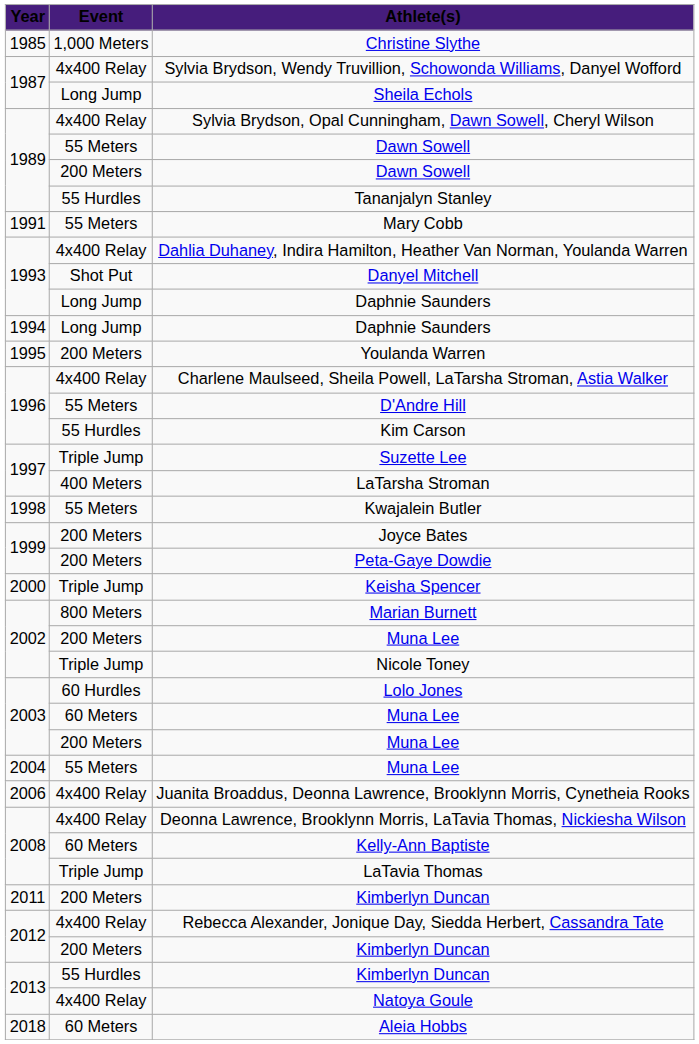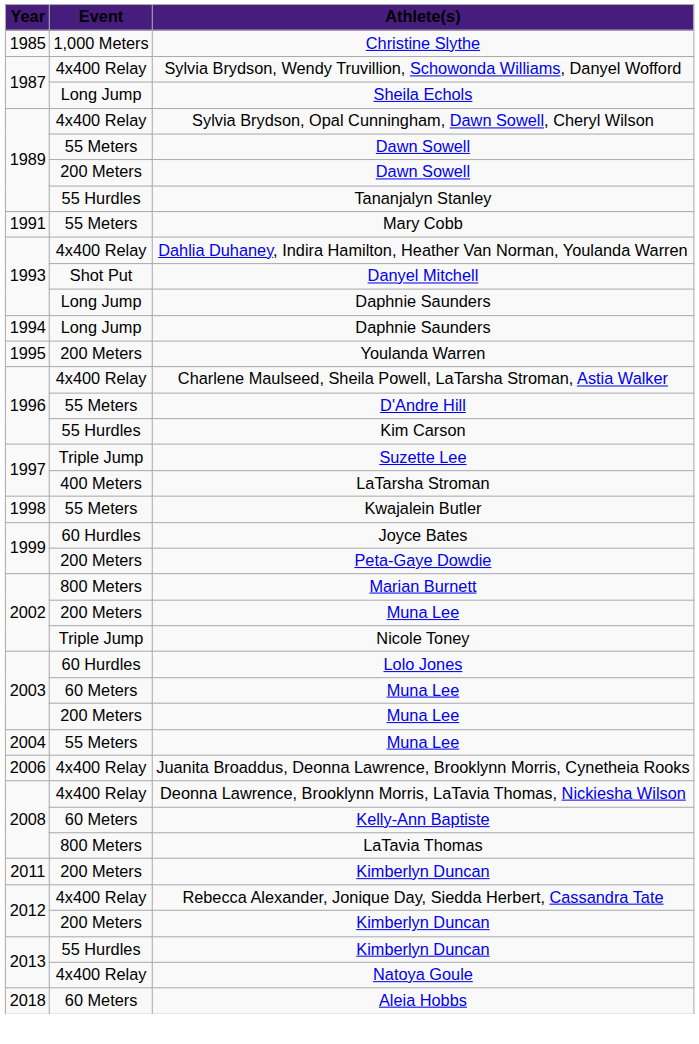(101, 535) 200 Meters -> (101, 535) 60 Hurdles
- row: (28, 586)
(101, 871) Triple Jump -> (101, 845) 800 Meters
